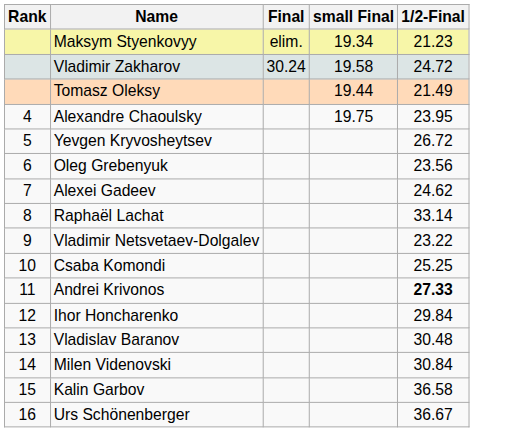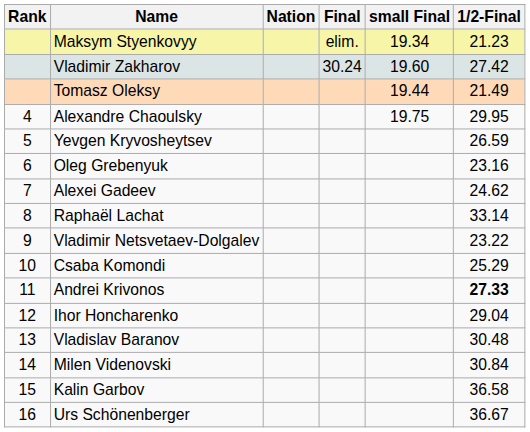+ column: (291, 16)
(354, 66) 19.58 -> (410, 66) 19.60
(433, 66) 24.72 -> (489, 66) 27.42
(433, 116) 23.95 -> (489, 116) 29.95
(433, 141) 26.72 -> (489, 141) 26.59
(433, 166) 23.56 -> (489, 166) 23.16
(433, 265) 25.25 -> (489, 265) 25.29
(433, 315) 29.84 -> (489, 315) 29.04
